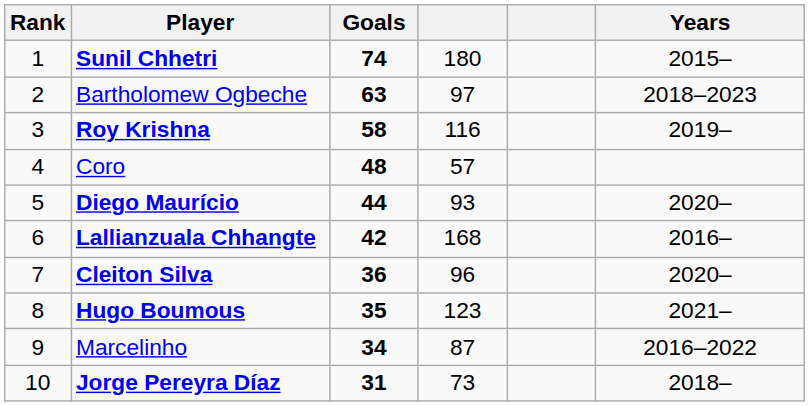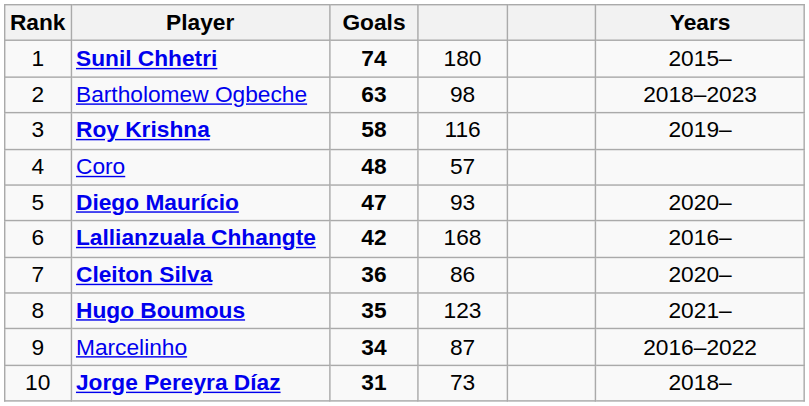(463, 94) 97 -> (463, 94) 98
(374, 202) 44 -> (374, 202) 47
(463, 274) 96 -> (463, 274) 86
